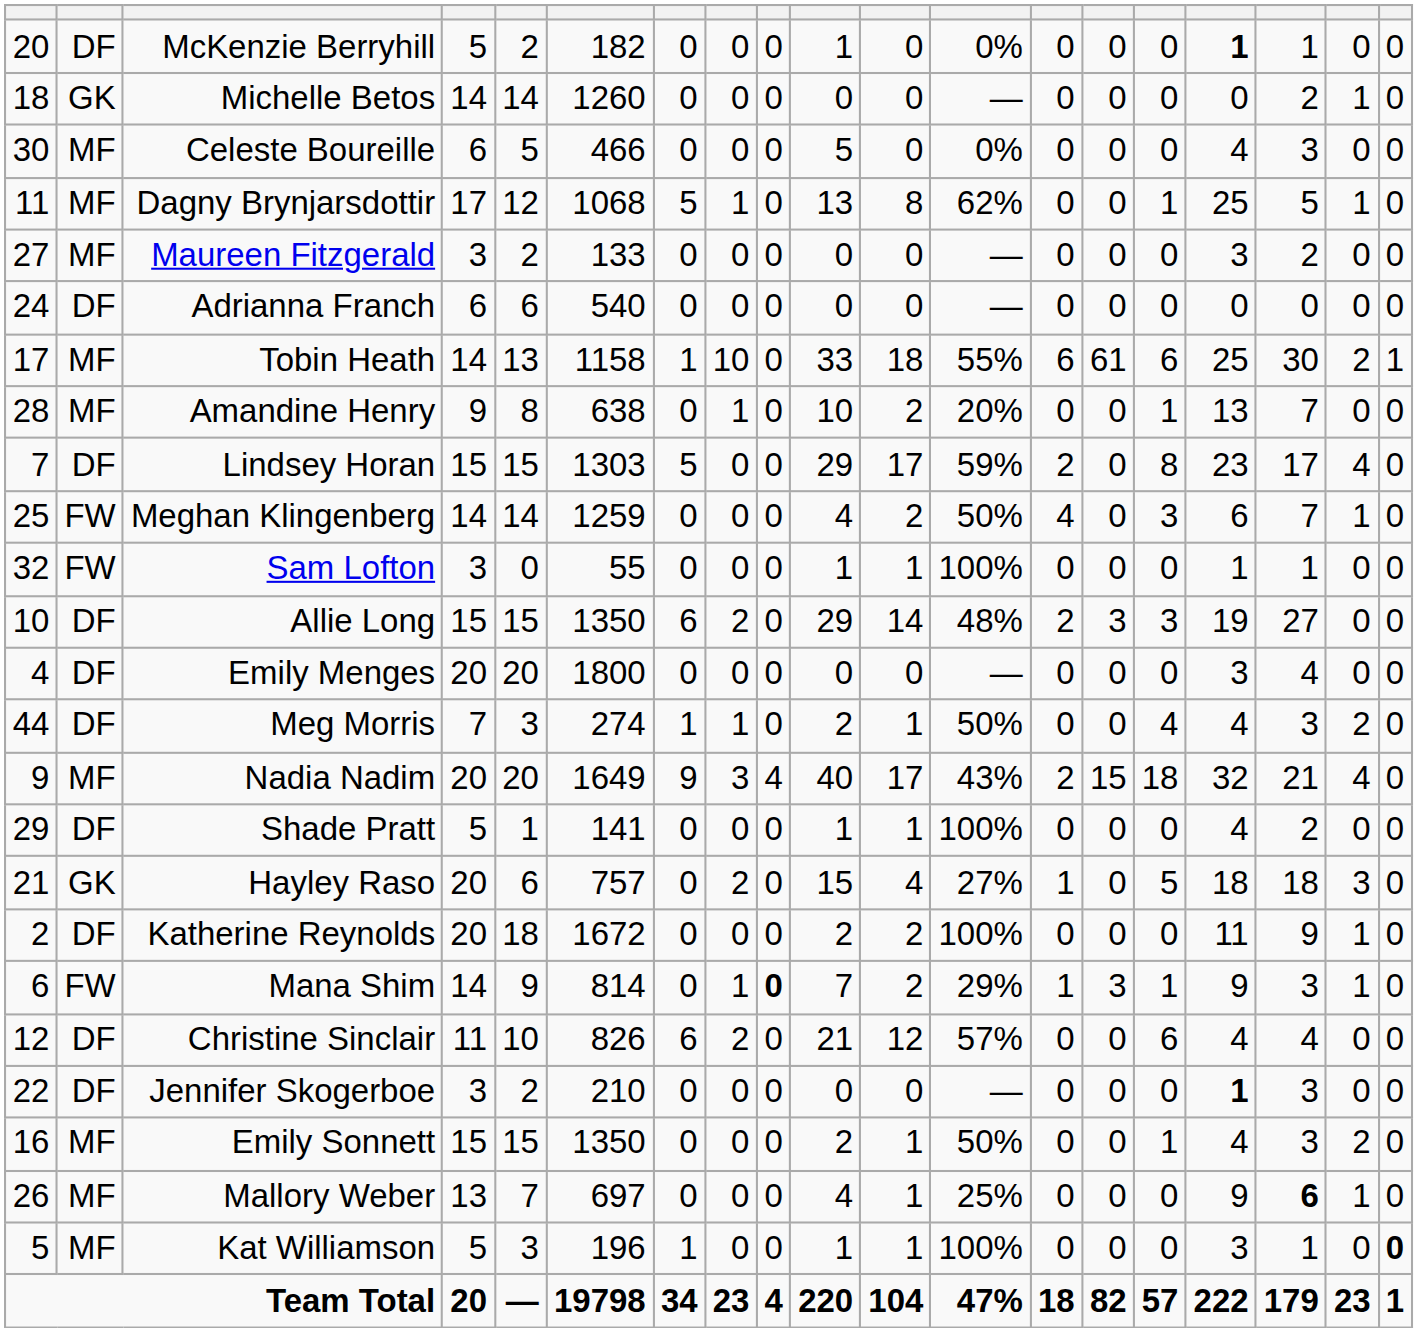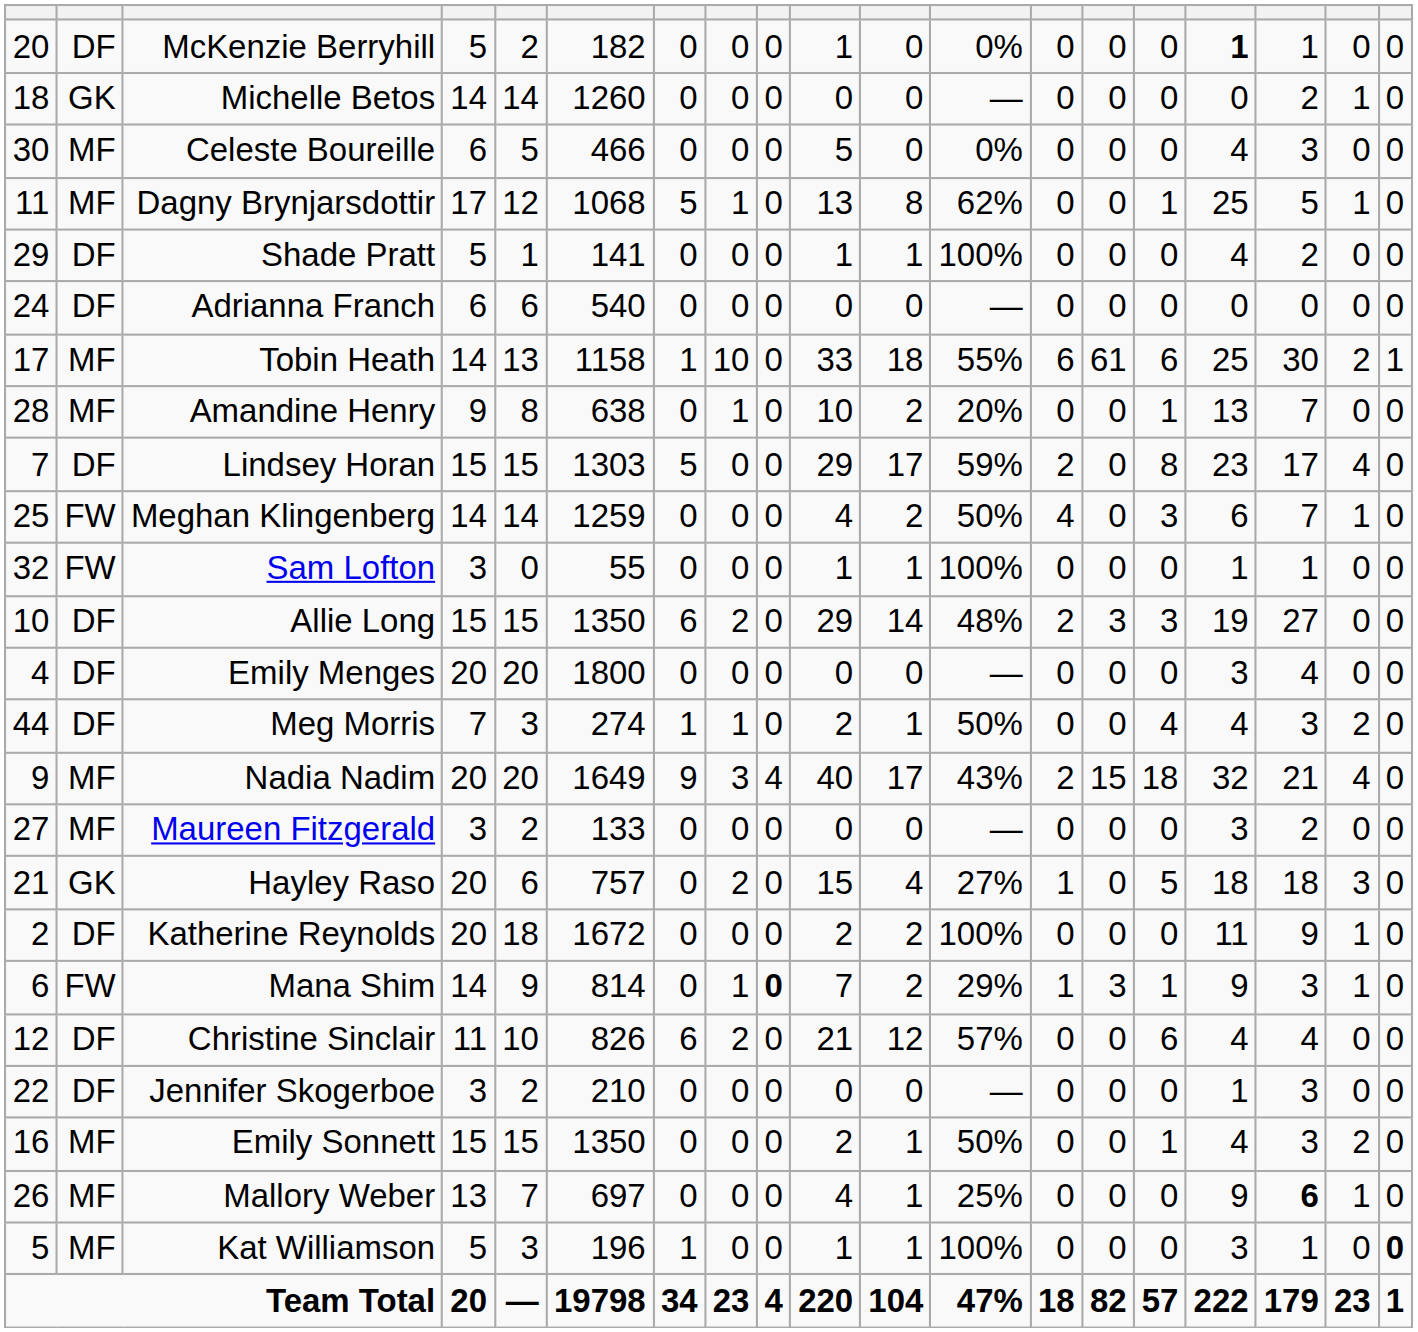rows swapped: (293, 254) <-> (348, 829)
(1239, 1091) bold -> (1239, 1091) normal
